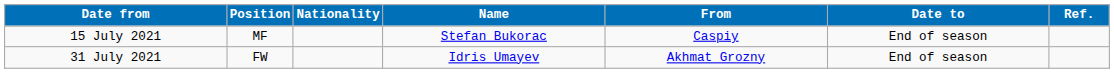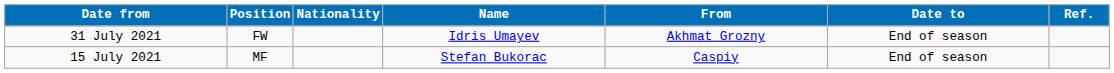rows swapped: (116, 36) <-> (116, 57)
